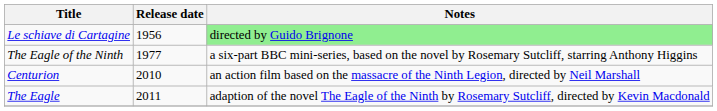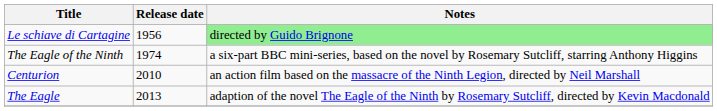(149, 55) 1977 -> (149, 55) 1974
(148, 95) 2011 -> (149, 95) 2013
